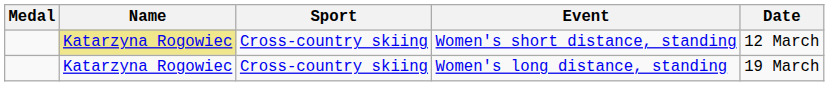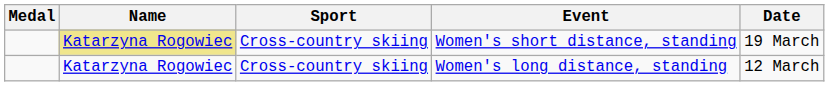(782, 43) 12 March -> (782, 43) 19 March
(782, 68) 19 March -> (782, 68) 12 March
